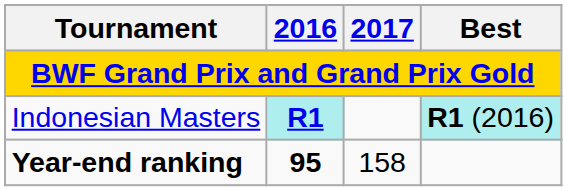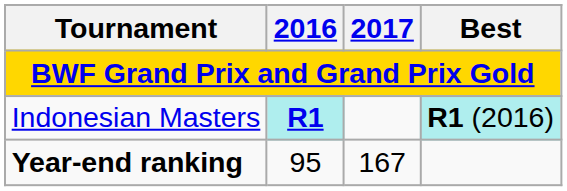(305, 163) bold -> (305, 163) normal
(382, 163) 158 -> (382, 163) 167
